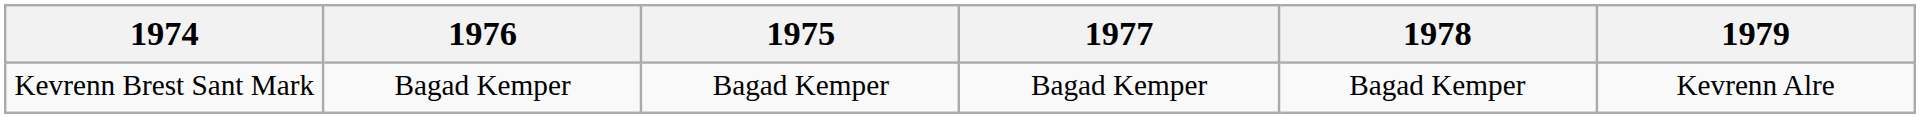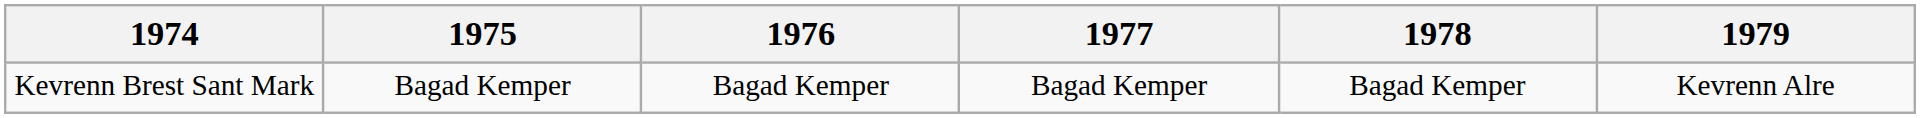columns swapped: (801, 33) <-> (483, 33)
